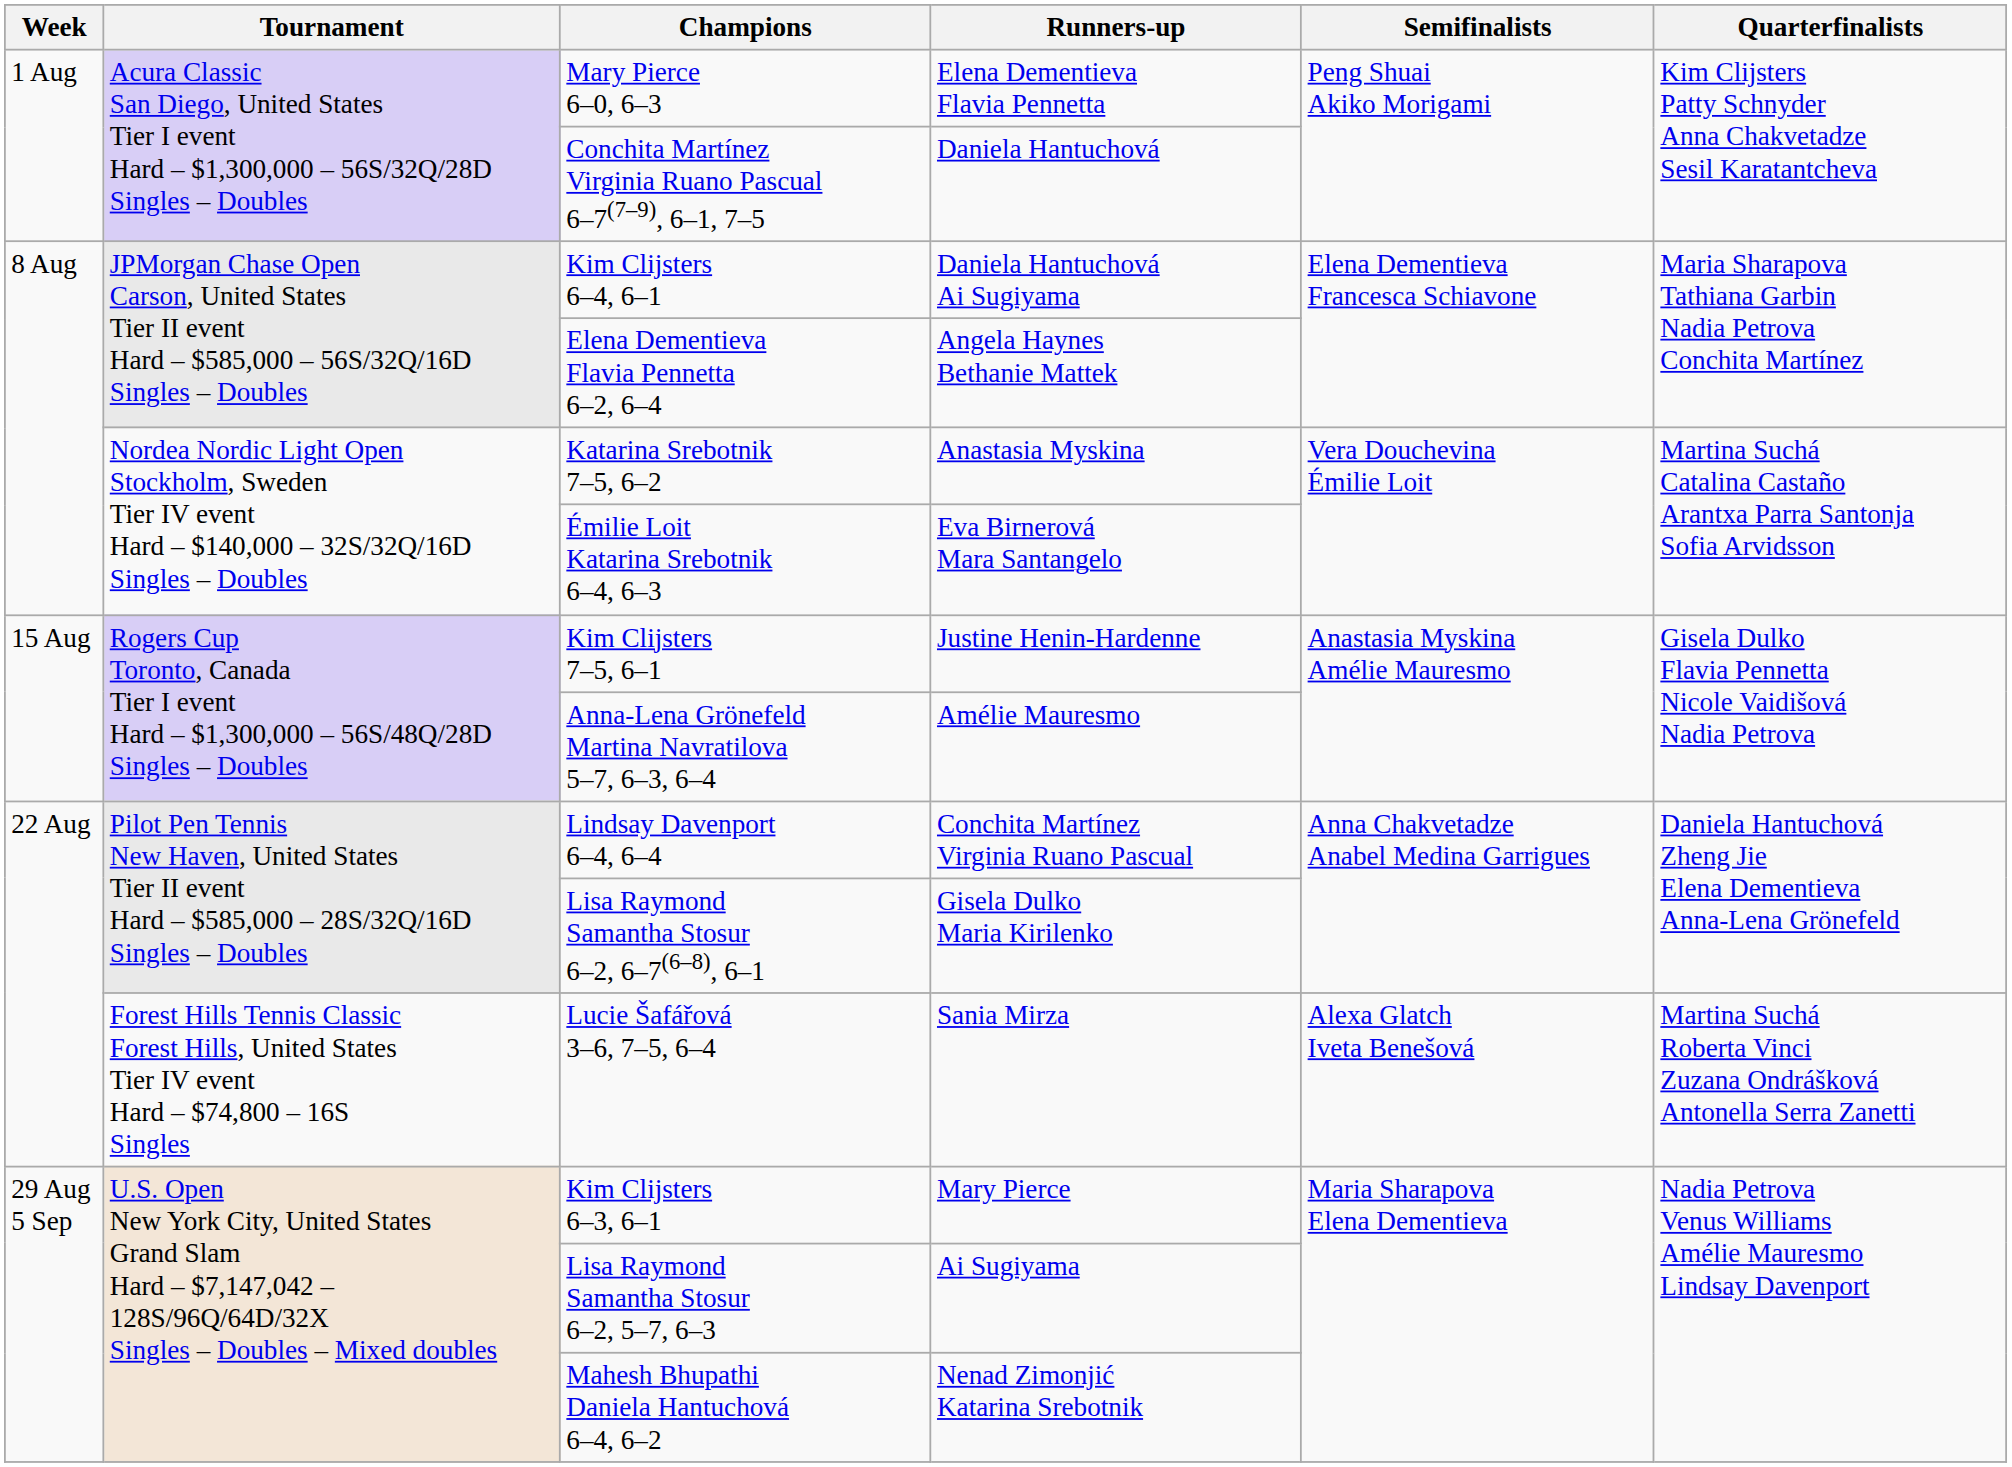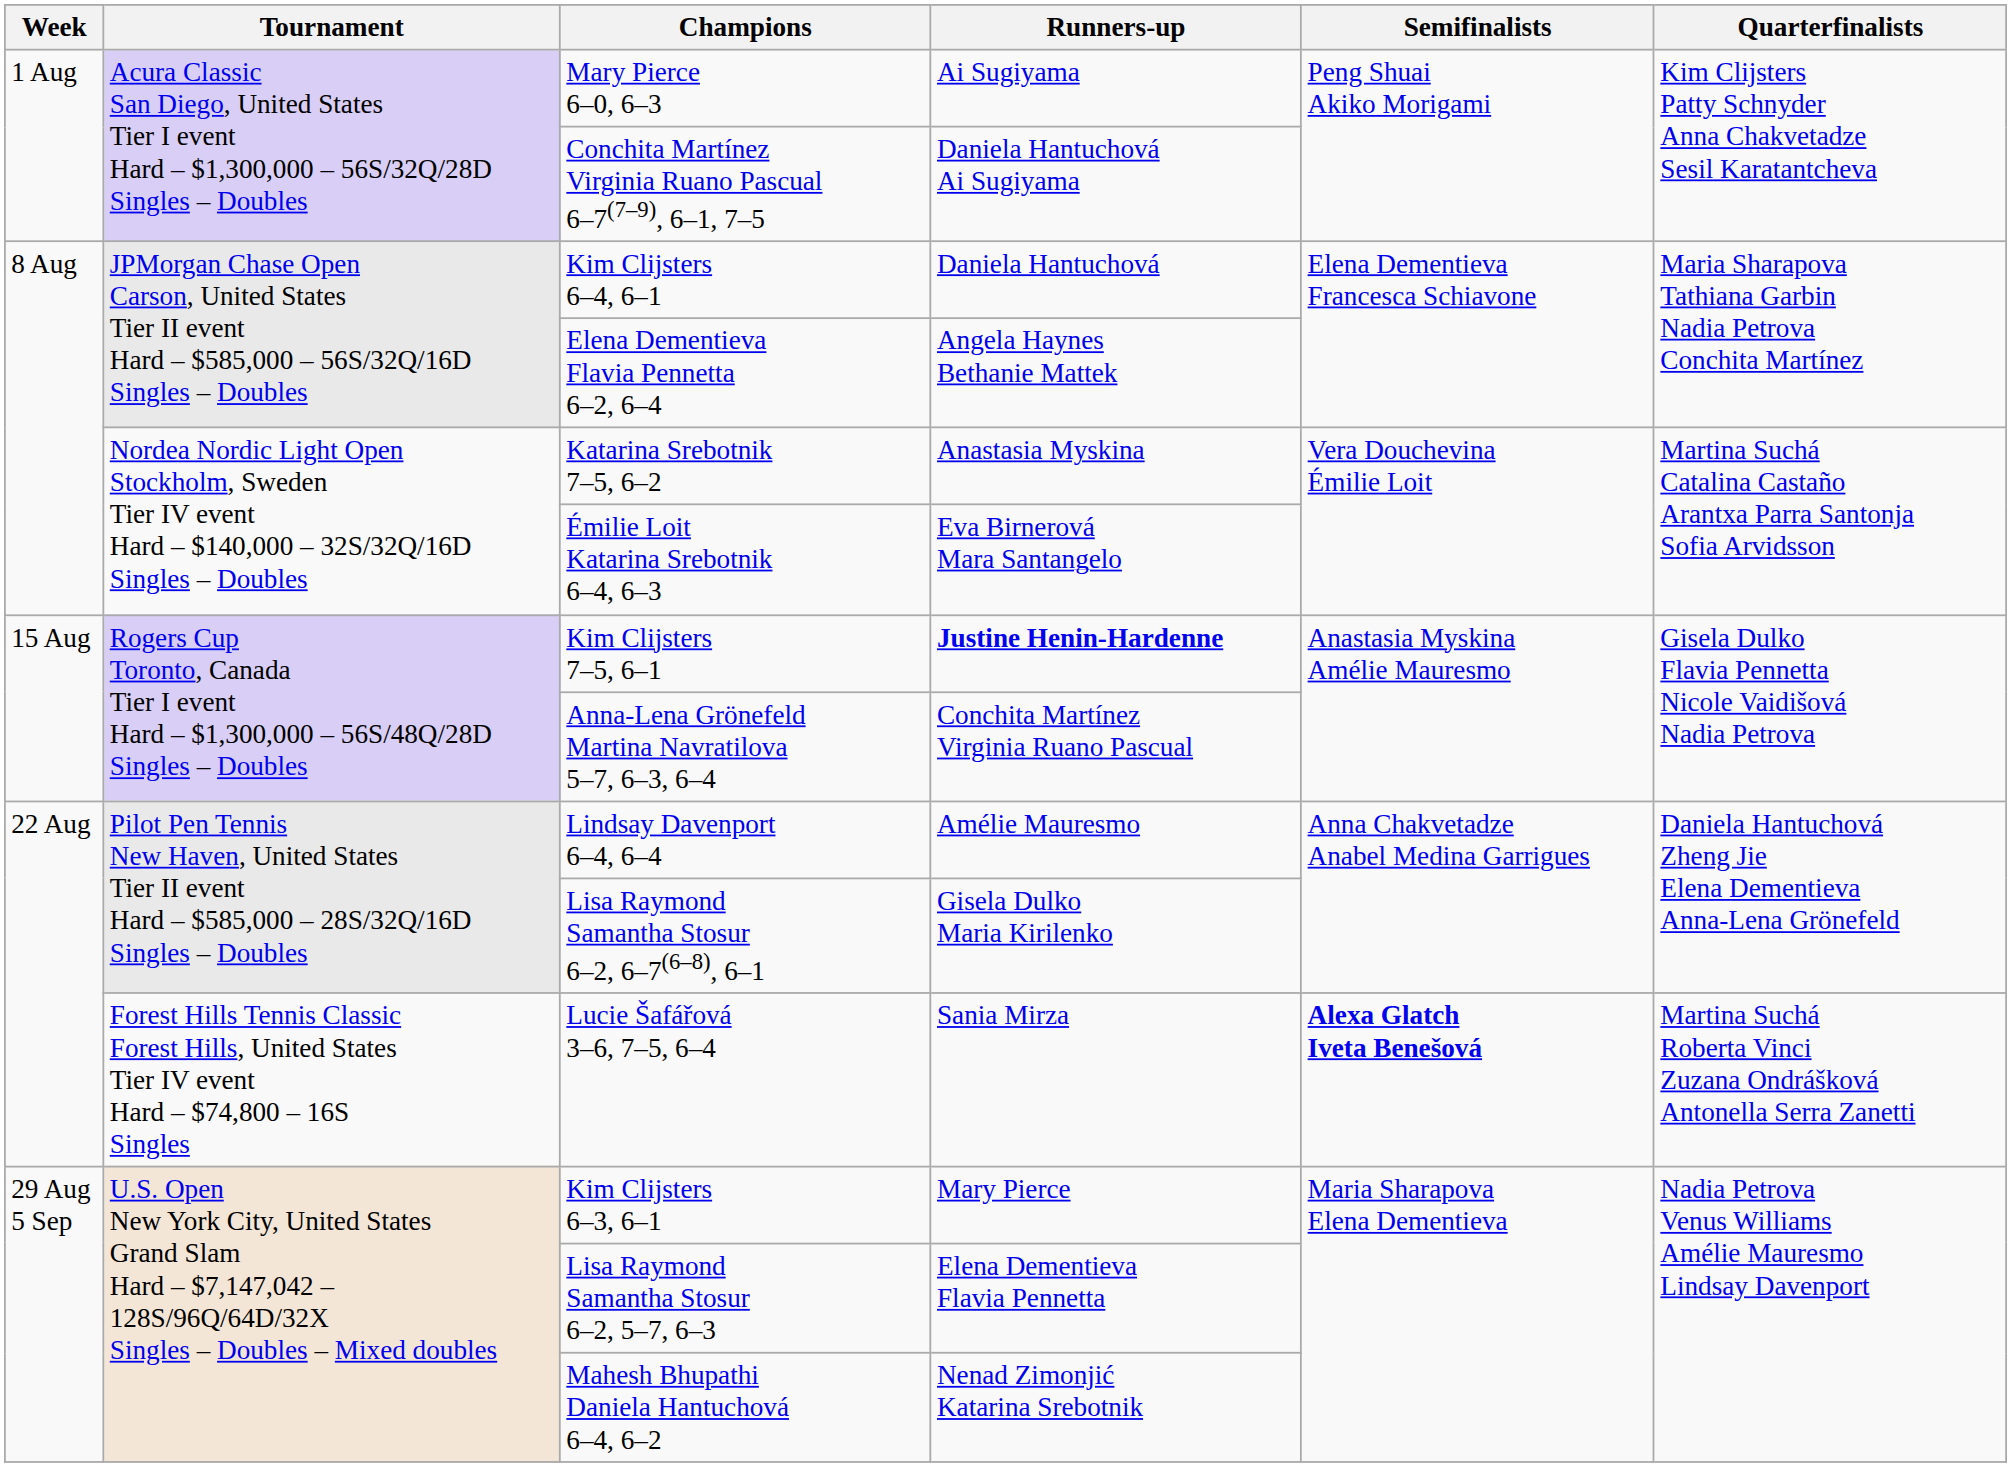(1037, 88) Elena Dementieva Flavia Pennetta -> (1008, 71) Ai Sugiyama
(1048, 149) Daniela Hantuchová -> (1048, 165) Daniela Hantuchová Ai Sugiyama
(1048, 279) Daniela Hantuchová Ai Sugiyama -> (1048, 263) Daniela Hantuchová
(1069, 636) normal -> (1080, 636) bold
(1039, 713) Amélie Mauresmo -> (1065, 729) Conchita Martínez Virginia Ruano Pascual
(1065, 839) Conchita Martínez Virginia Ruano Pascual -> (1039, 822) Amélie Mauresmo
(1391, 1030) normal -> (1395, 1030) bold
(1008, 1265) Ai Sugiyama -> (1037, 1281) Elena Dementieva Flavia Pennetta
